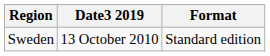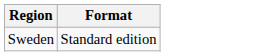- column: (110, 16)
